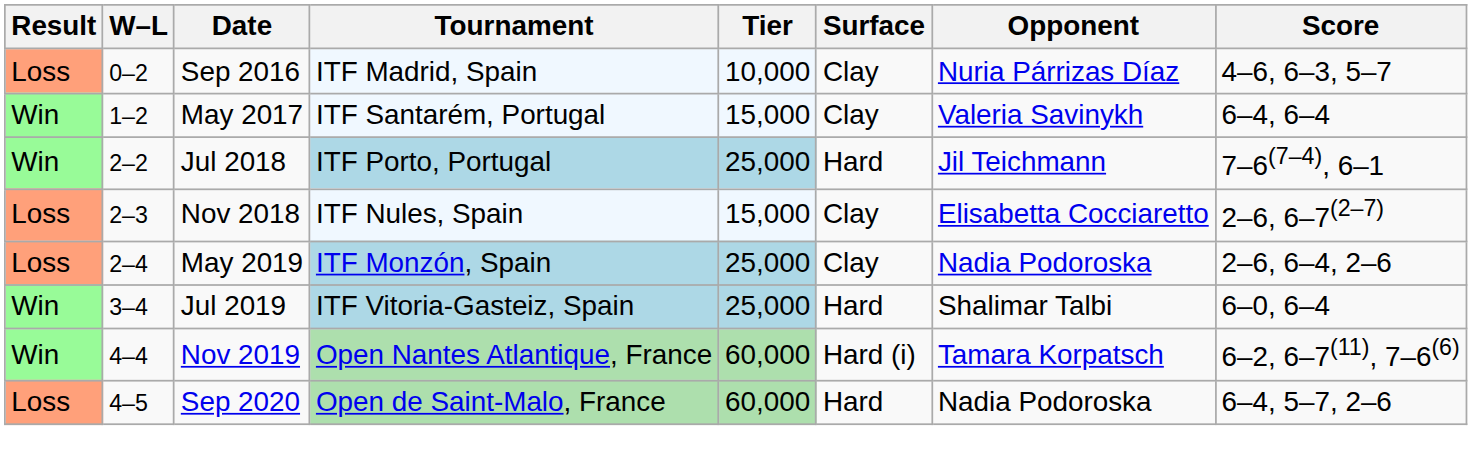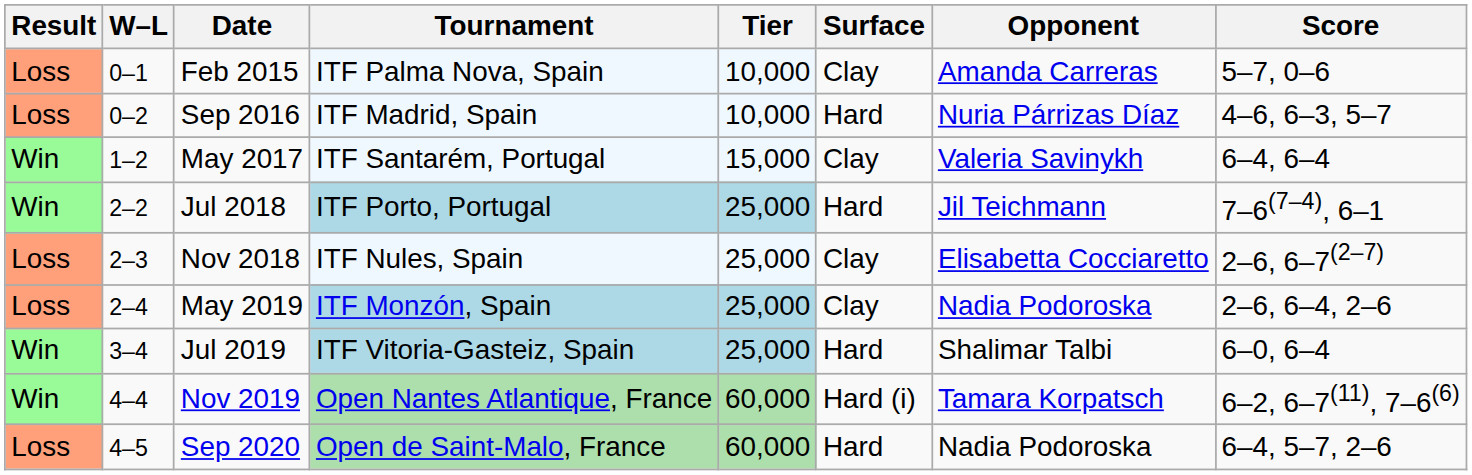+ row: (240, 70)
(851, 70) Clay -> (853, 114) Hard
(768, 214) 15,000 -> (768, 258) 25,000
